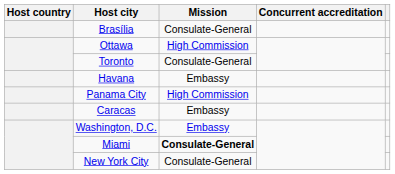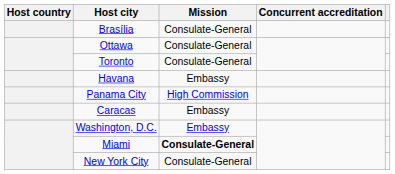(208, 45) High Commission -> (208, 45) Consulate-General
